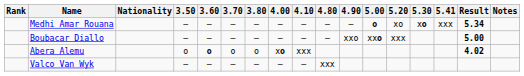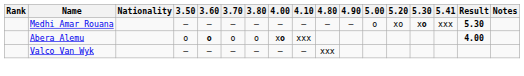(375, 24) bold -> (375, 24) normal
(474, 24) 5.34 -> (474, 24) 5.30
- row: (67, 38)
(474, 51) 4.02 -> (474, 38) 4.00
